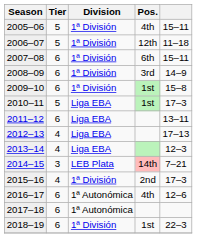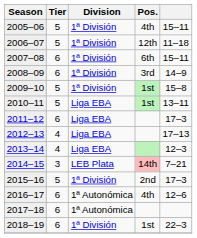(58, 88) 6 -> (58, 88) 5
(176, 103) 17–3 -> (176, 103) 13–11
(176, 118) 13–11 -> (176, 118) 17–3
(58, 179) 4 -> (58, 179) 5
